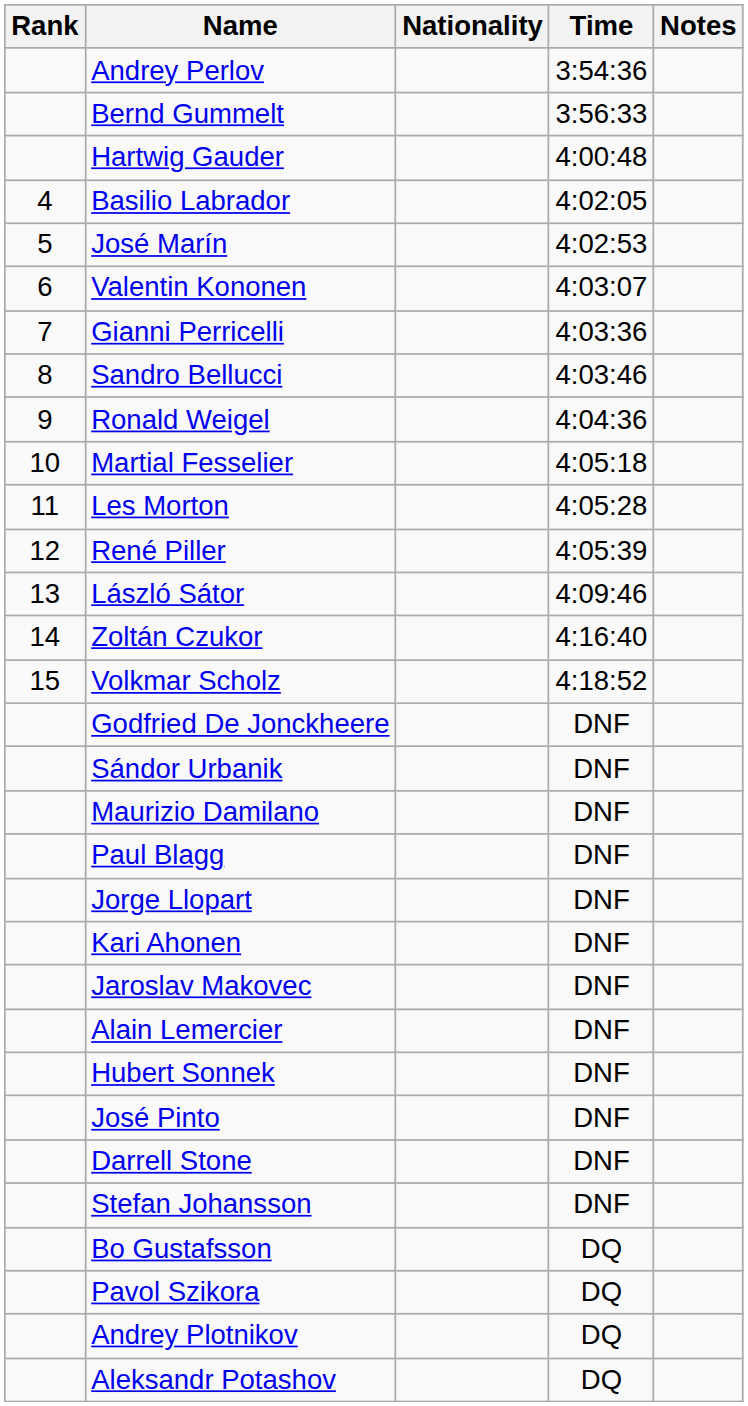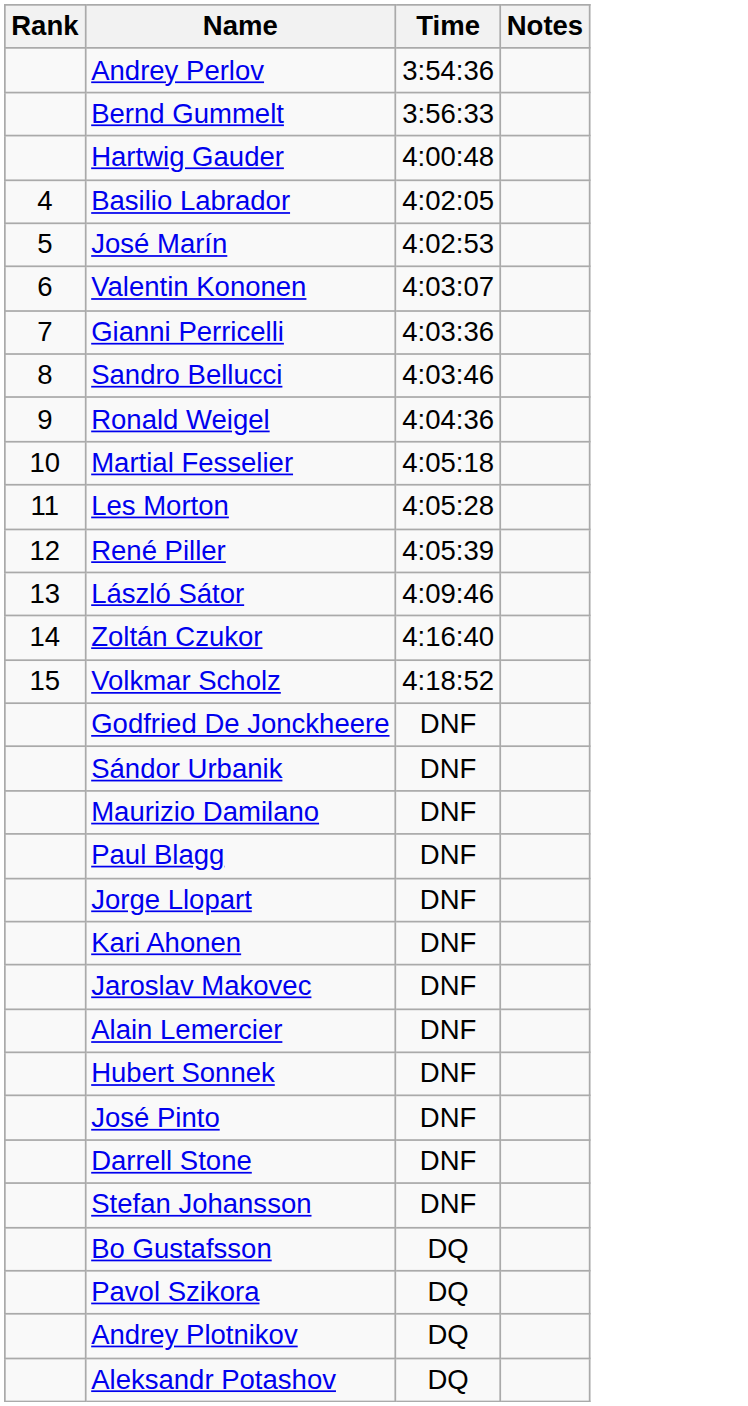- column: (473, 26)
